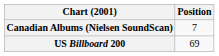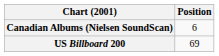(194, 28) 7 -> (194, 28) 6
